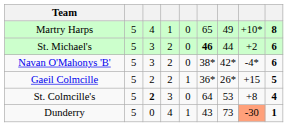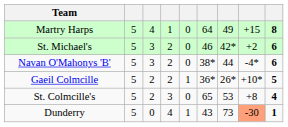(207, 29) 65 -> (207, 29) 64
(252, 29) +10* -> (252, 29) +15
(207, 46) bold -> (207, 46) normal
(228, 46) 44 -> (228, 46) 42*
(228, 63) 42* -> (228, 63) 44
(252, 79) +15 -> (252, 79) +10*
(152, 96) bold -> (152, 96) normal
(207, 96) 64 -> (207, 96) 65
